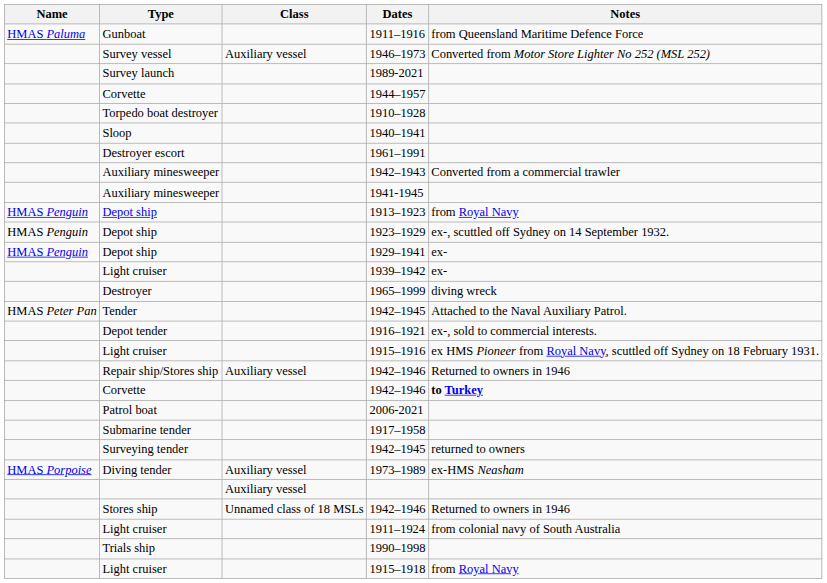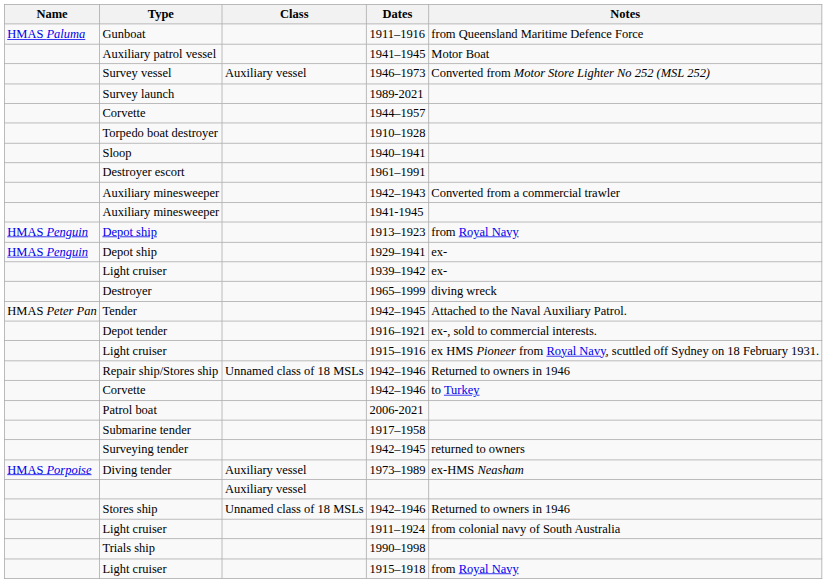+ row: (159, 53)
- row: (130, 232)
(266, 370) Auxiliary vessel -> (294, 370) Unnamed class of 18 MSLs
(457, 390) bold -> (455, 390) normal
